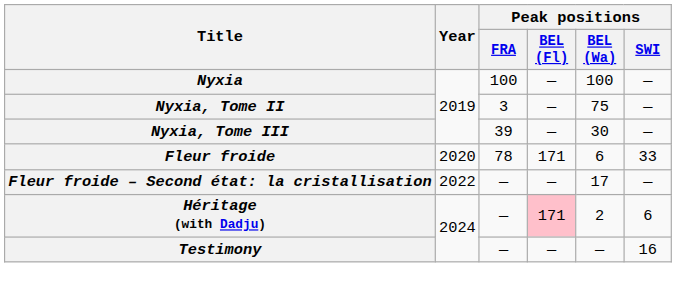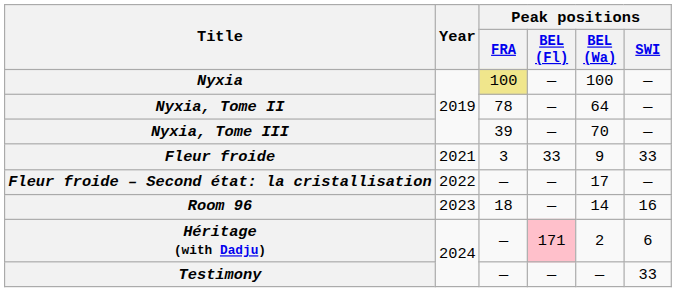(504, 82) no background -> (504, 82) khaki background
(504, 107) 3 -> (504, 107) 78
(600, 107) 75 -> (600, 107) 64
(600, 132) 30 -> (600, 132) 70
(457, 157) 2020 -> (457, 157) 2021
(504, 157) 78 -> (504, 157) 3
(552, 157) 171 -> (552, 157) 33
(600, 157) 6 -> (600, 157) 9
+ row: (220, 207)
(648, 250) 16 -> (648, 275) 33
